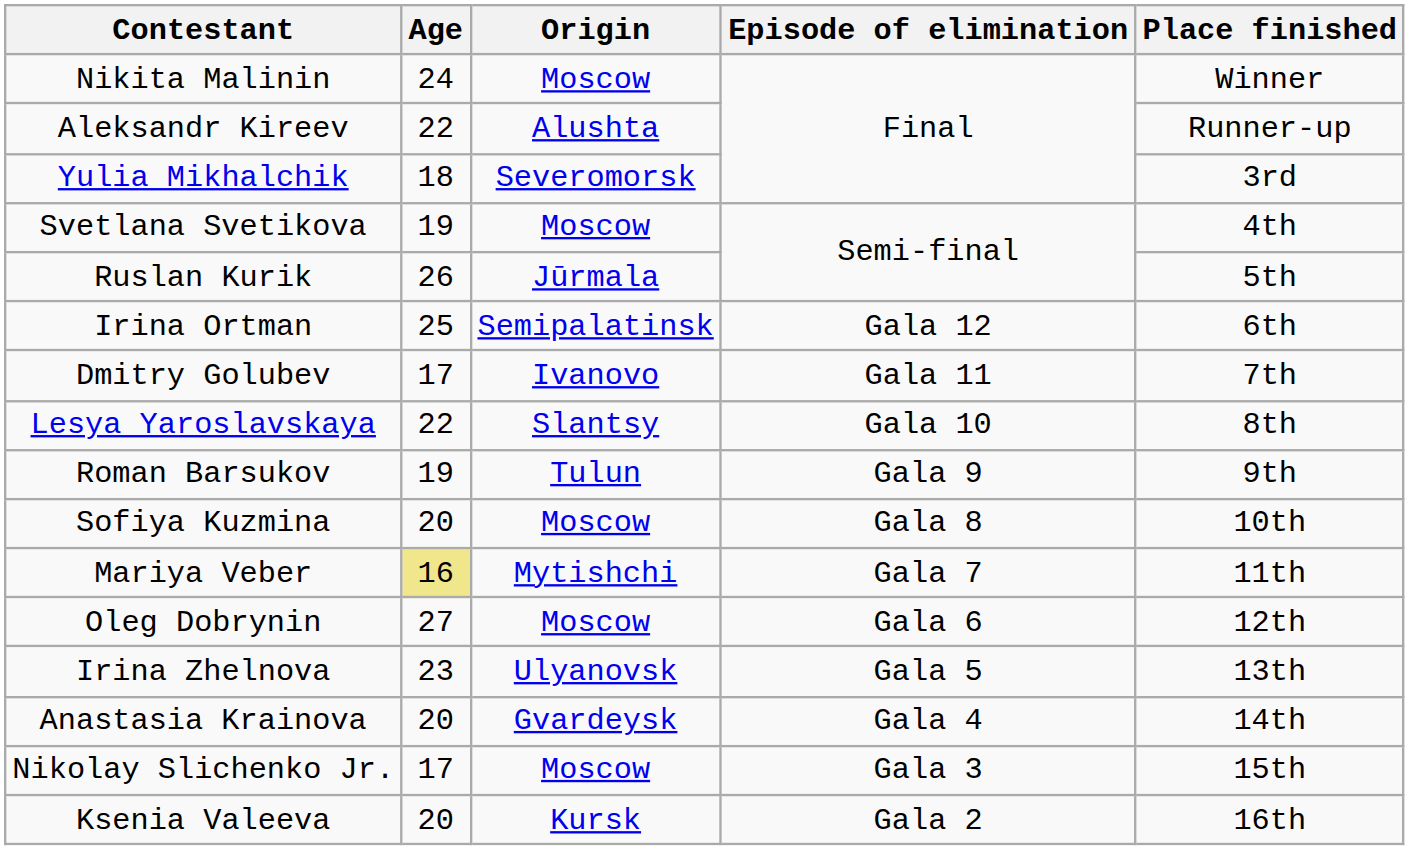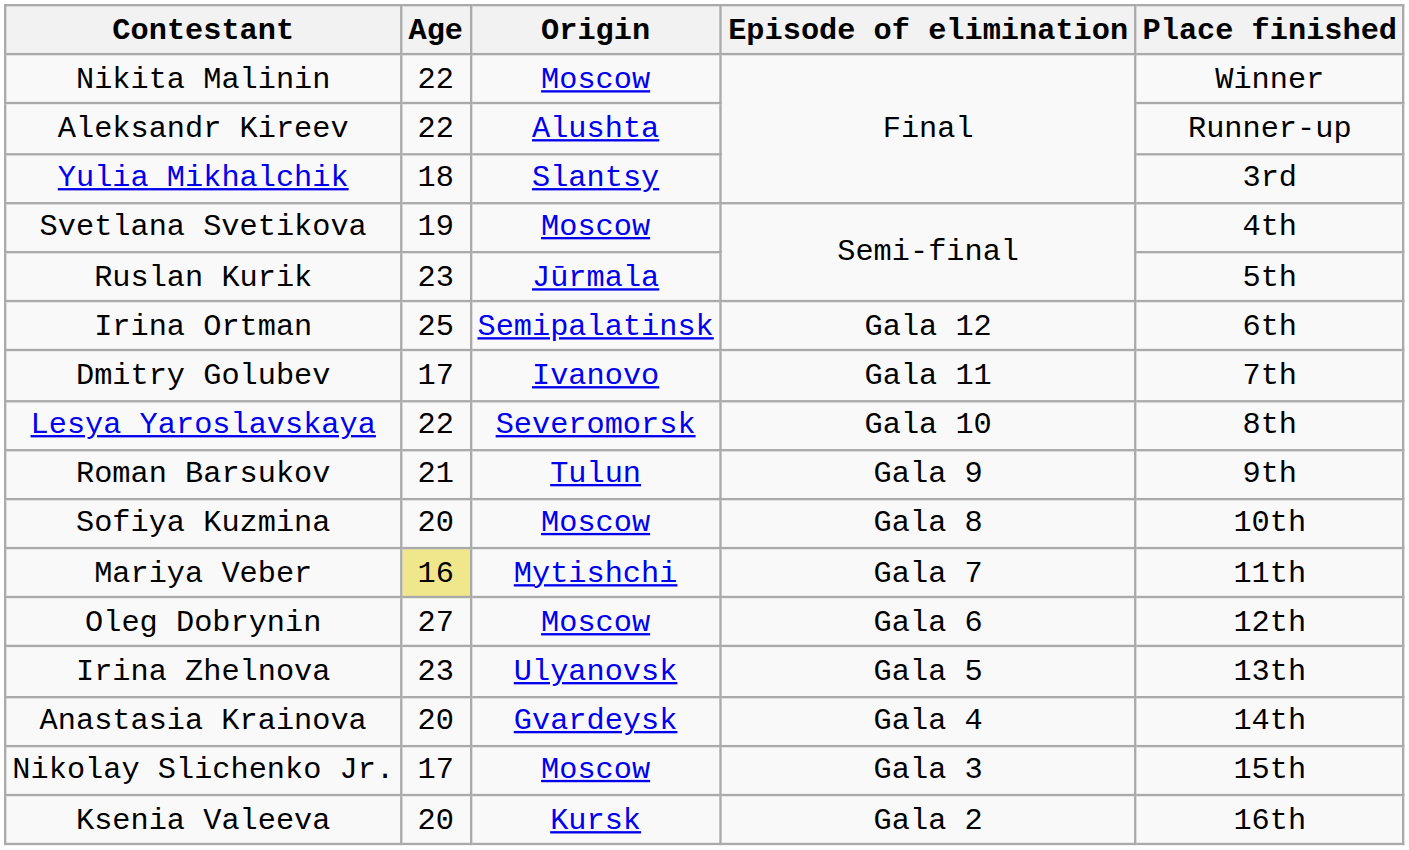(436, 79) 24 -> (436, 79) 22
(596, 178) Severomorsk -> (596, 178) Slantsy
(436, 277) 26 -> (436, 277) 23
(596, 425) Slantsy -> (596, 425) Severomorsk
(436, 474) 19 -> (436, 474) 21
